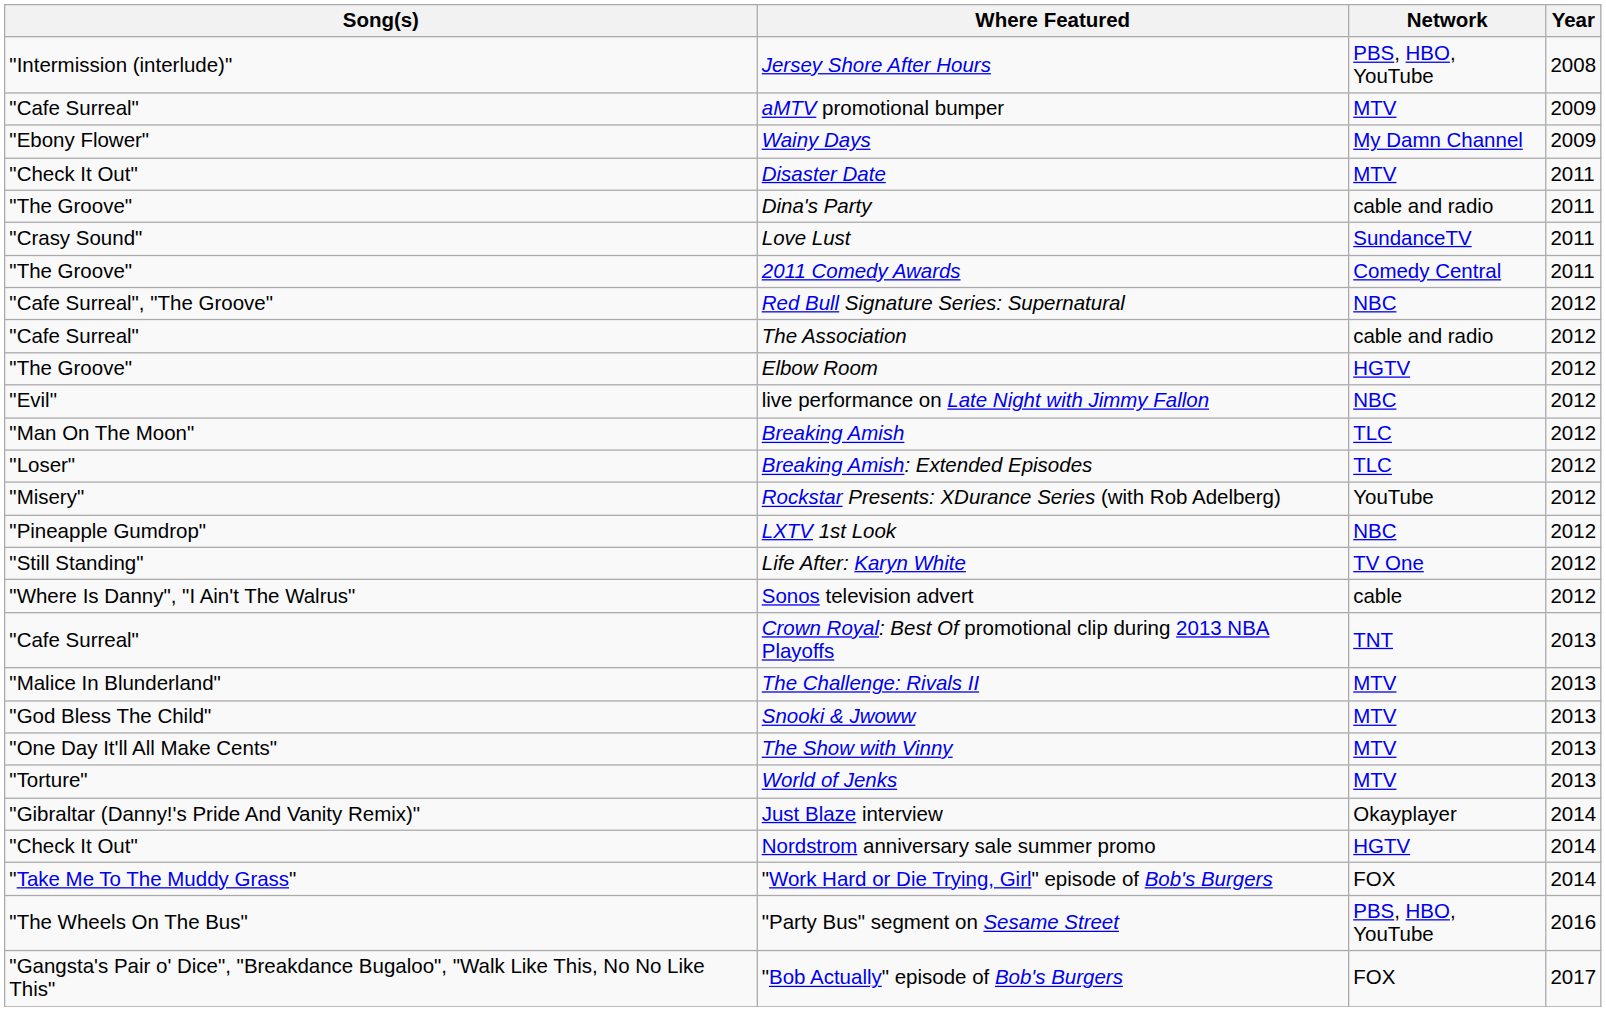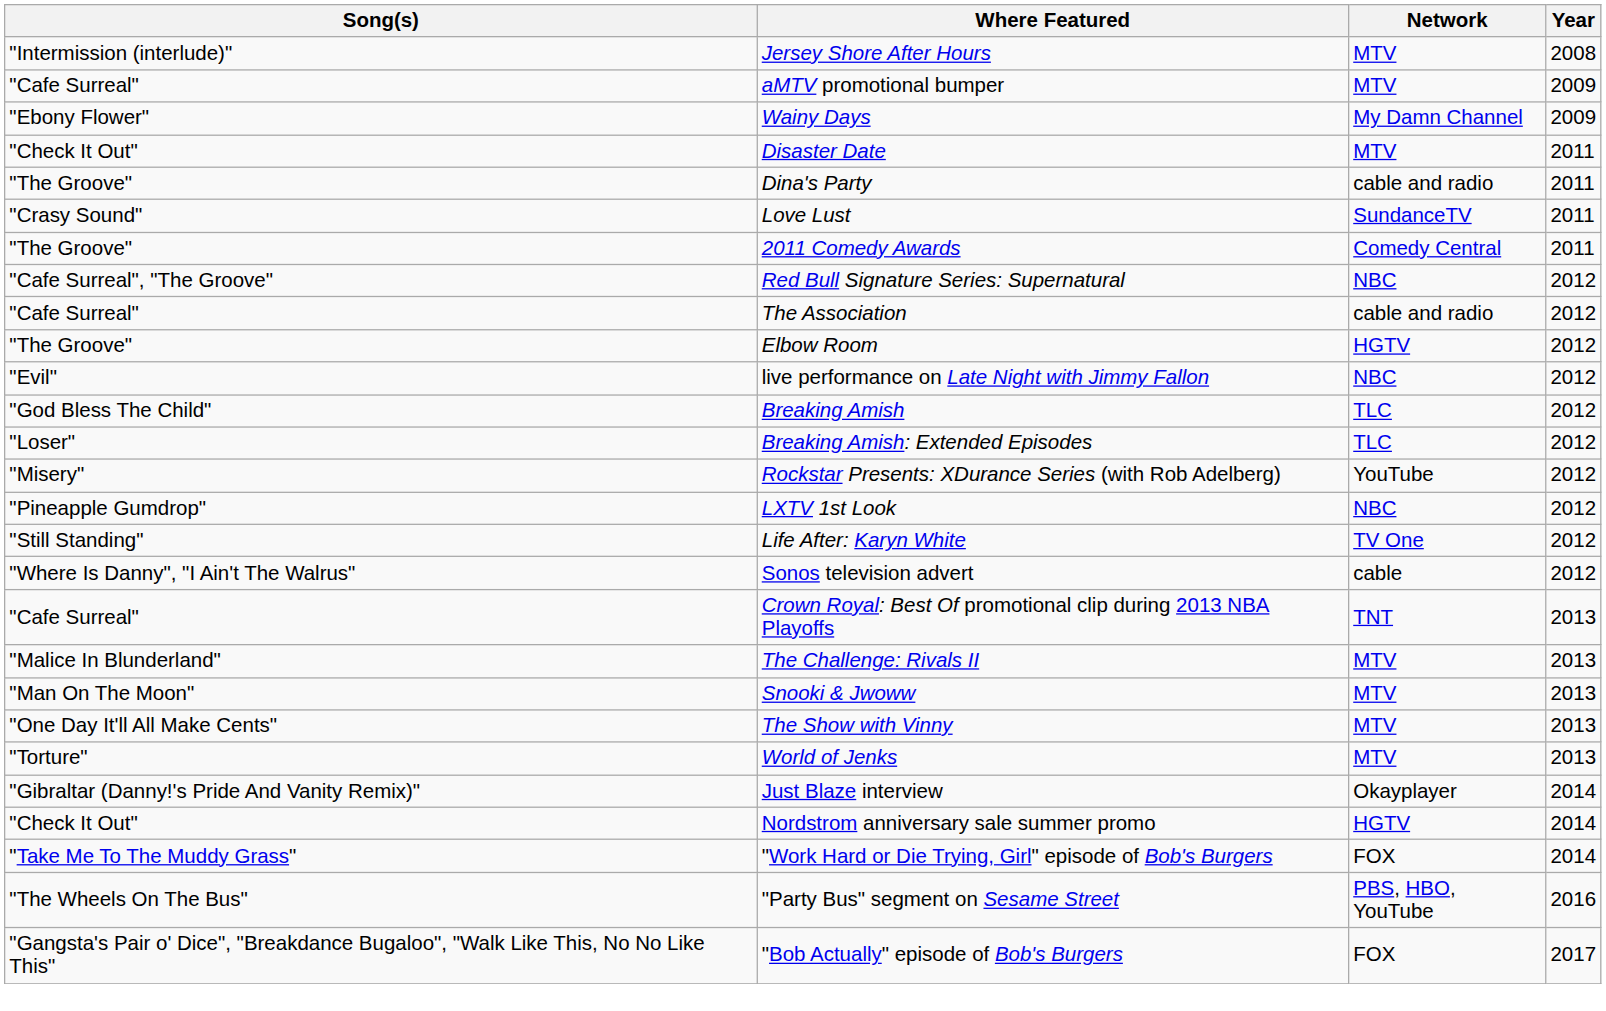(1404, 64) PBS, HBO, YouTube -> (1375, 53) MTV
(102, 433) "Man On The Moon" -> (110, 410) "God Bless The Child"
(110, 716) "God Bless The Child" -> (102, 693) "Man On The Moon"
